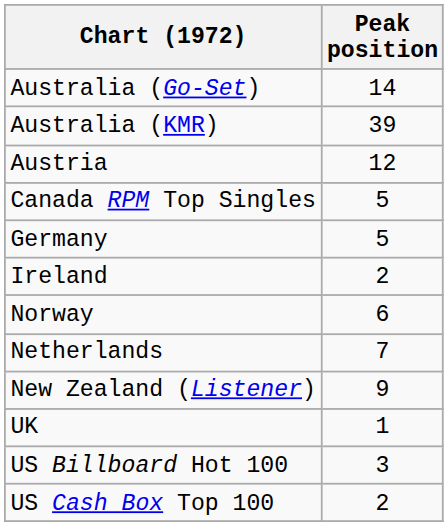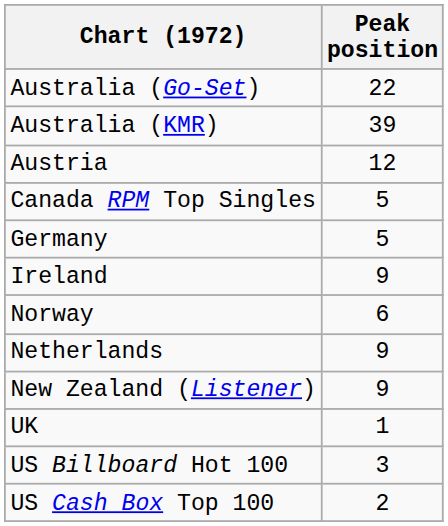(383, 88) 14 -> (383, 88) 22
(383, 277) 2 -> (383, 277) 9
(383, 352) 7 -> (383, 352) 9
